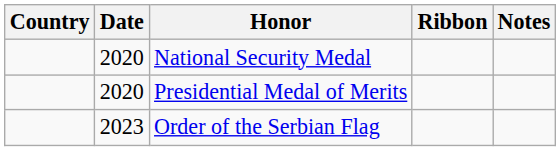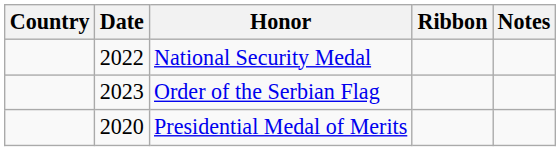(122, 57) 2020 -> (122, 57) 2022
rows swapped: (281, 92) <-> (267, 127)
